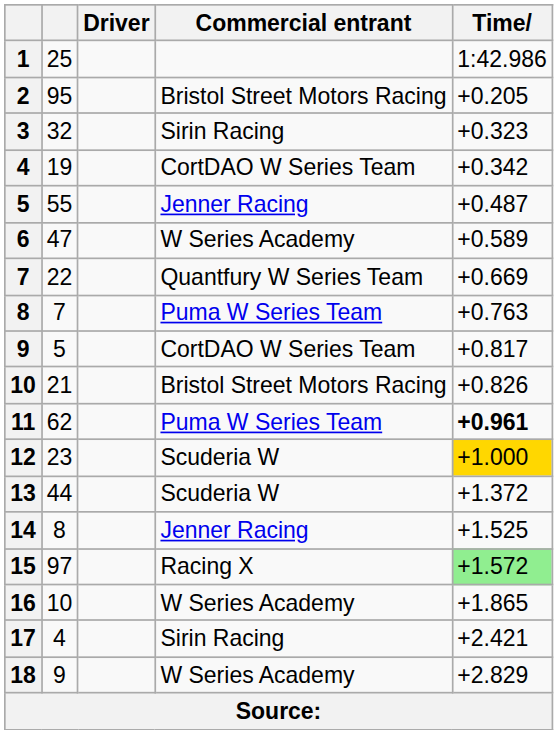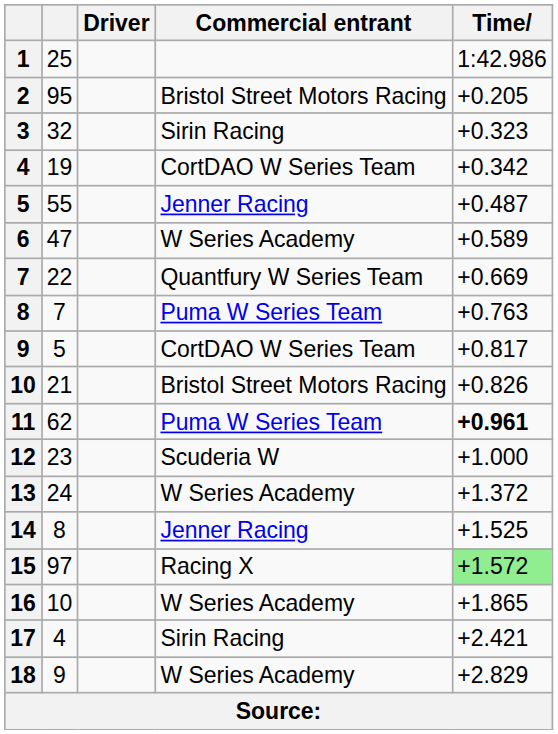(493, 457) gold background -> (493, 457) no background
(60, 494) 44 -> (60, 494) 24
(220, 494) Scuderia W -> (258, 494) W Series Academy
